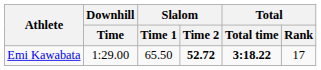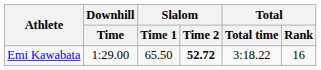(252, 55) bold -> (252, 55) normal
(299, 55) 17 -> (299, 55) 16
